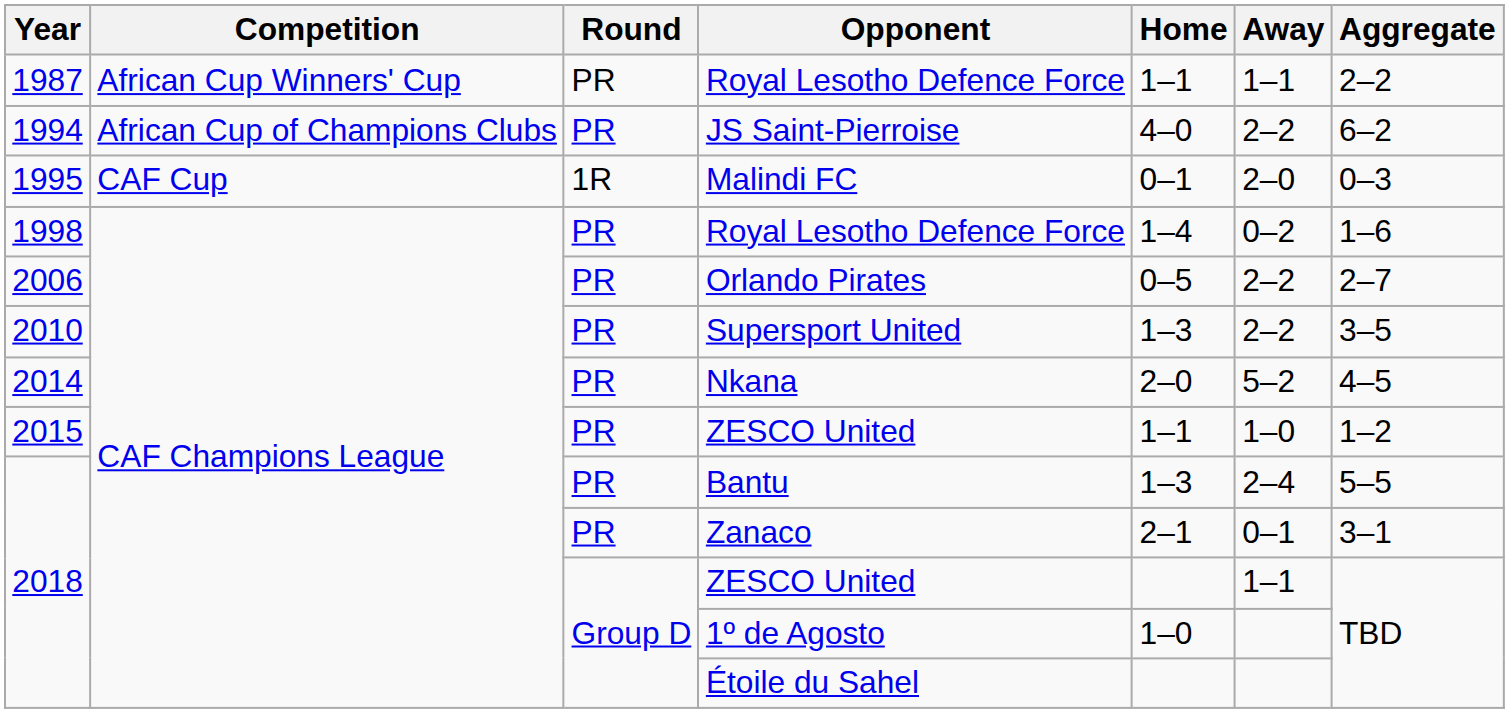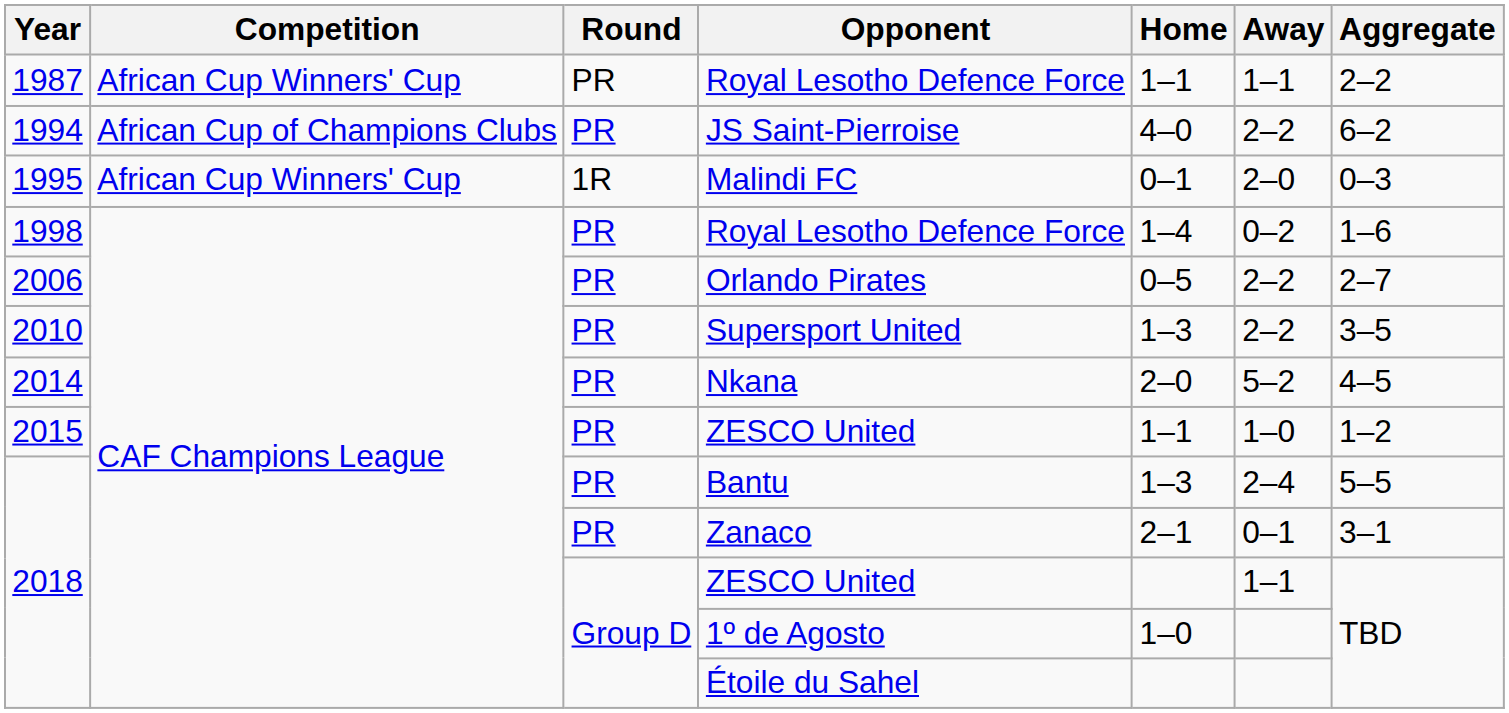(163, 180) CAF Cup -> (279, 180) African Cup Winners' Cup
